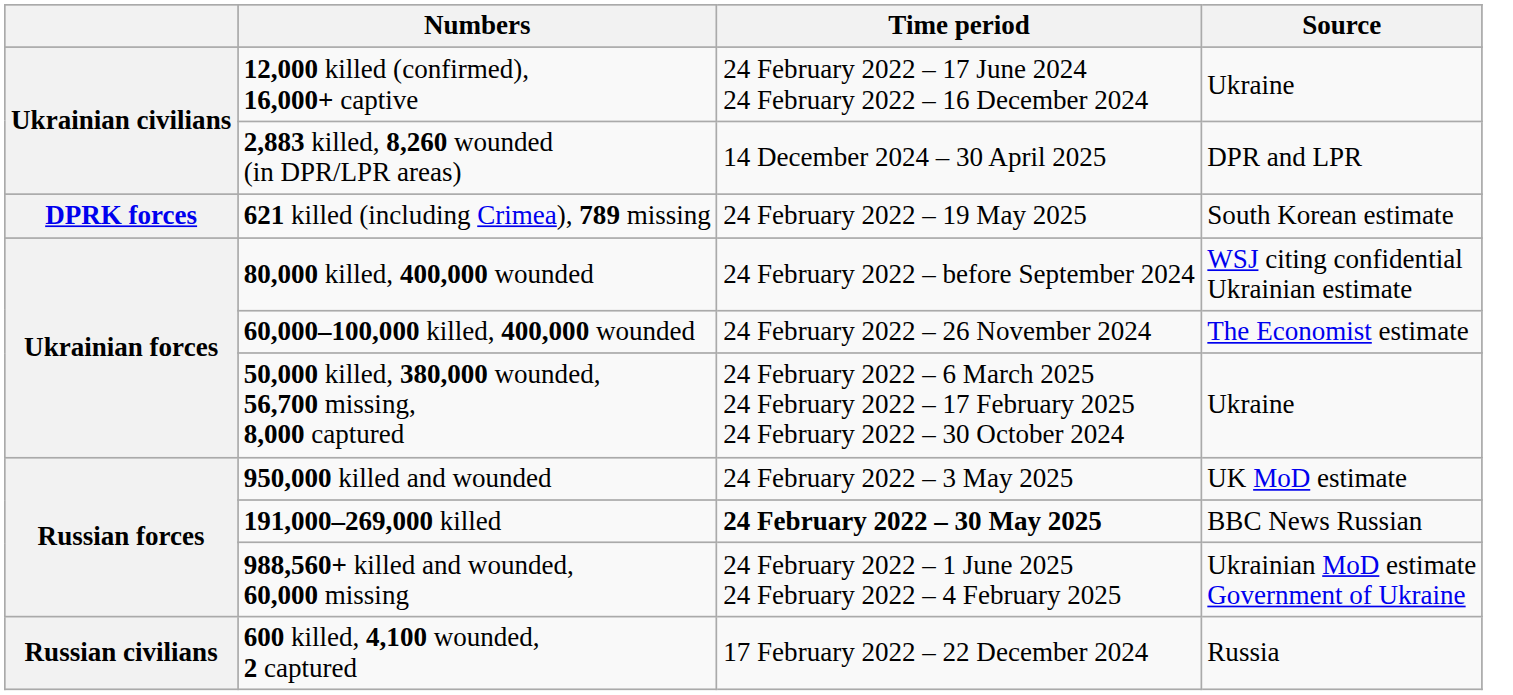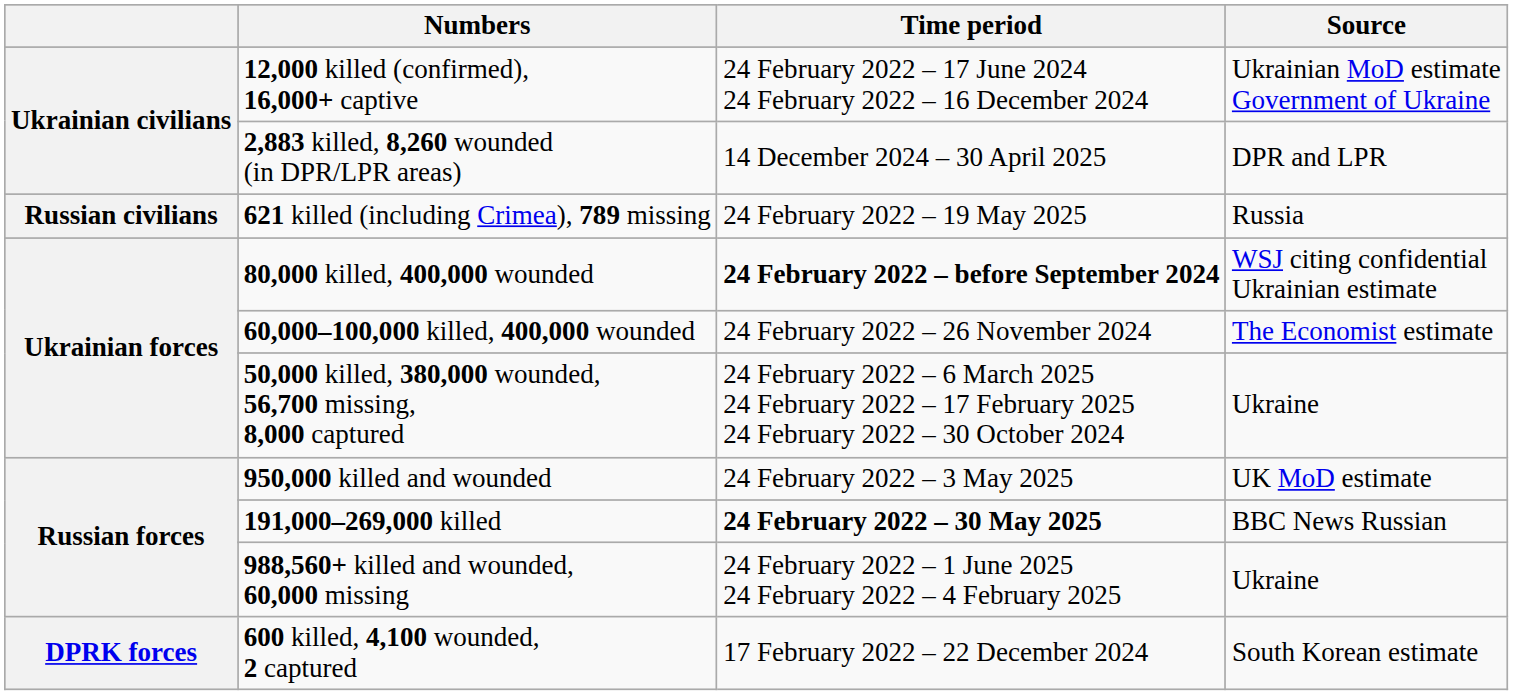(1251, 84) Ukraine -> (1366, 84) Ukrainian MoD estimate Government of Ukraine
(121, 215) DPRK forces -> (121, 215) Russian civilians
(1330, 215) South Korean estimate -> (1268, 215) Russia
(959, 273) normal -> (971, 273) bold
(1342, 579) Ukrainian MoD estimate Government of Ukraine -> (1275, 579) Ukraine
(121, 652) Russian civilians -> (121, 652) DPRK forces
(1243, 652) Russia -> (1355, 652) South Korean estimate
